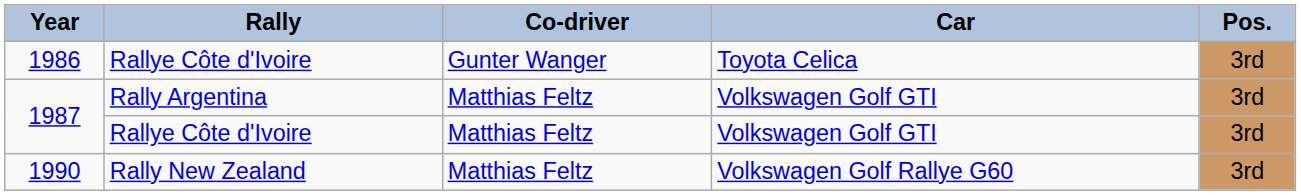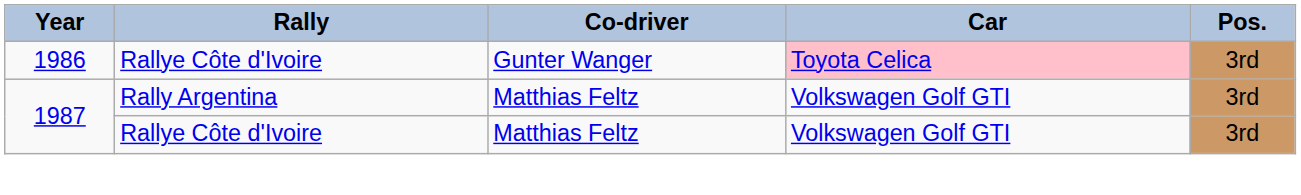(787, 60) no background -> (861, 60) pink background
- row: (55, 171)
